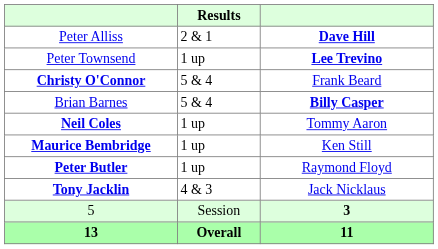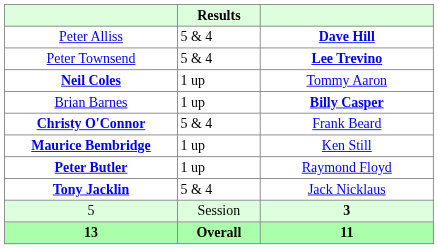(196, 37) 2 & 1 -> (196, 37) 5 & 4
(193, 58) 1 up -> (196, 58) 5 & 4
rows swapped: (91, 124) <-> (91, 80)
(196, 102) 5 & 4 -> (193, 102) 1 up
(196, 189) 4 & 3 -> (196, 189) 5 & 4
